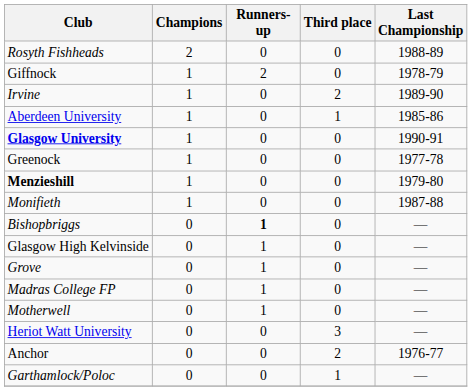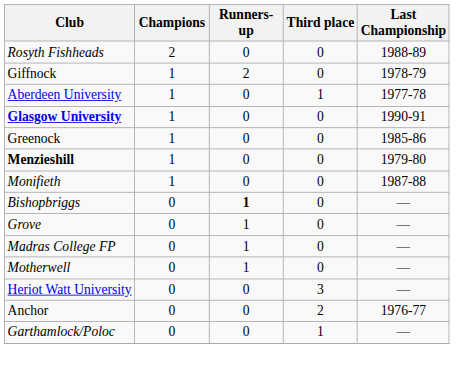- row: (24, 95)
(421, 116) 1985-86 -> (403, 95) 1977-78
(421, 159) 1977-78 -> (403, 138) 1985-86
- row: (78, 246)
